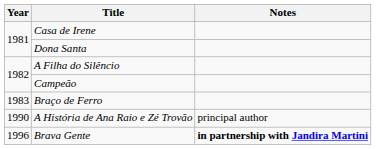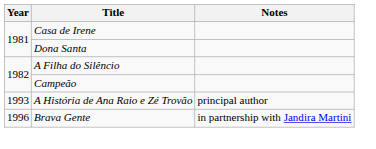- row: (68, 100)
(18, 118) 1990 -> (18, 100) 1993
(283, 135) bold -> (274, 118) normal
